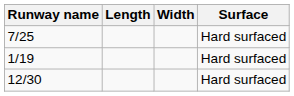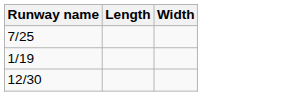- column: (243, 15)
